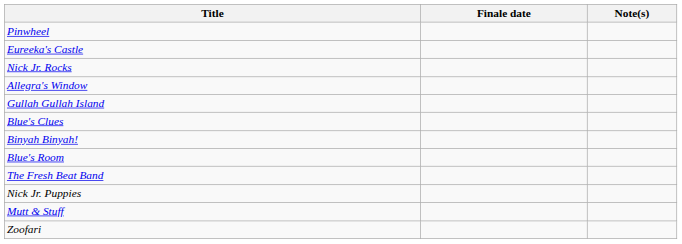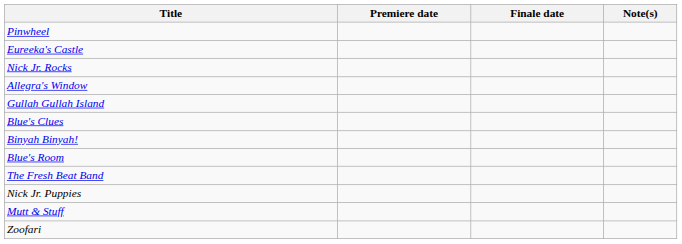+ column: (404, 13)
